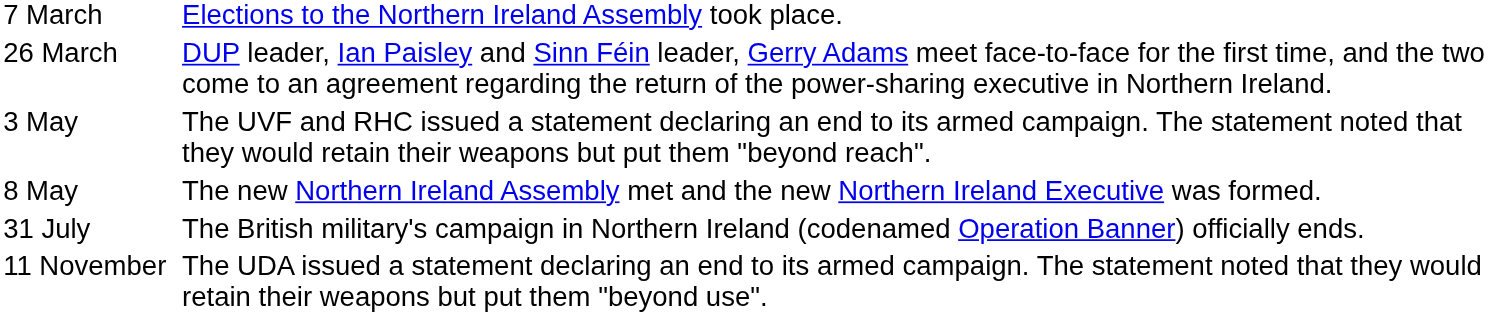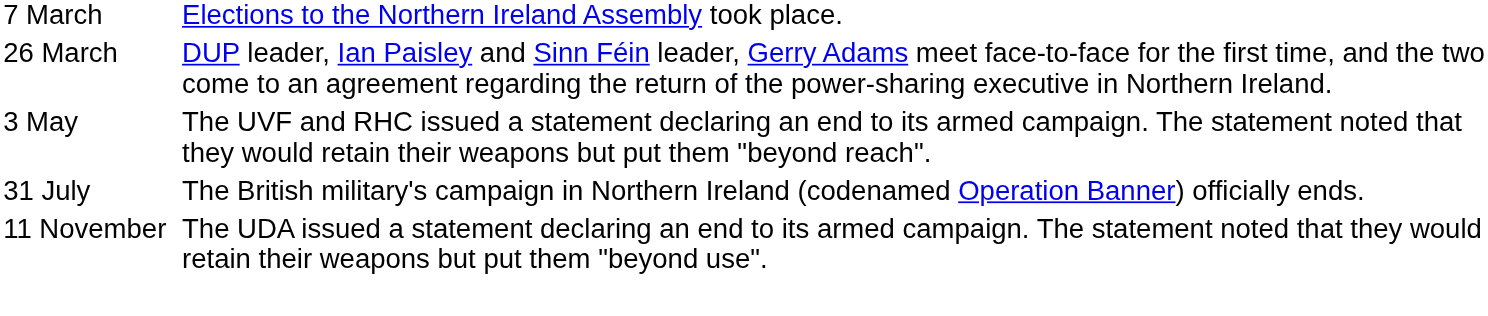- row: (41, 190)
